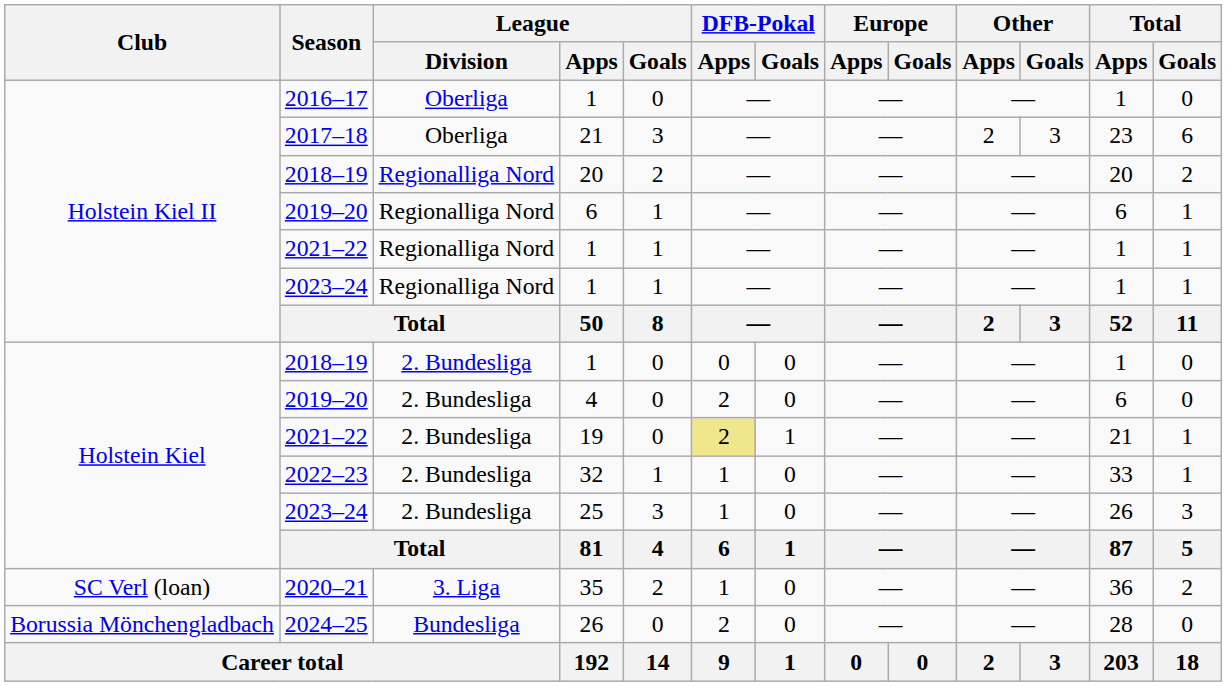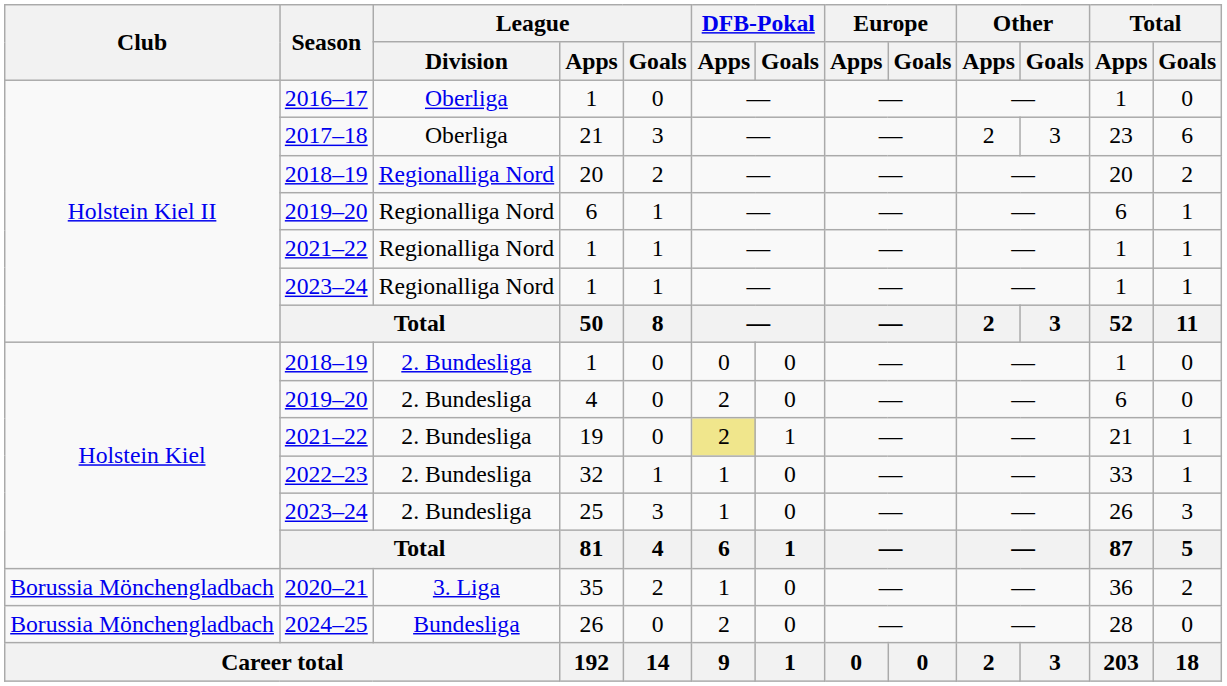(142, 586) SC Verl (loan) -> (142, 586) Borussia Mönchengladbach
